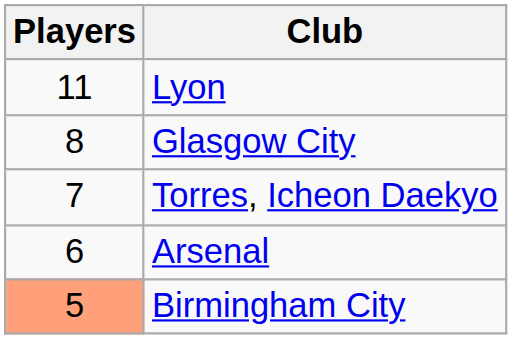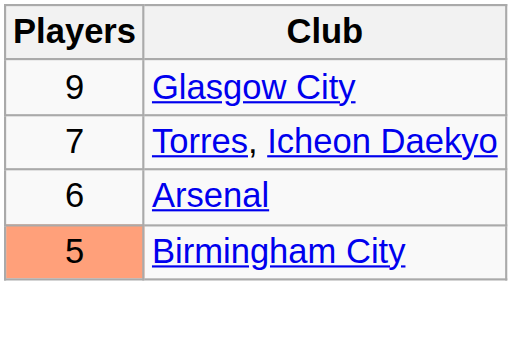- row: (189, 86)
(75, 141) 8 -> (75, 86) 9
